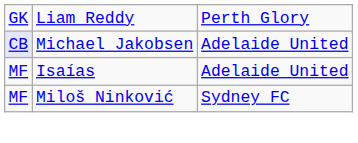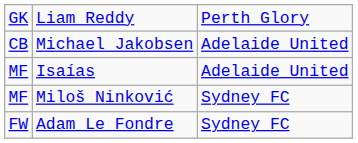(18, 45) lavender background -> (18, 45) no background
+ row: (105, 125)
